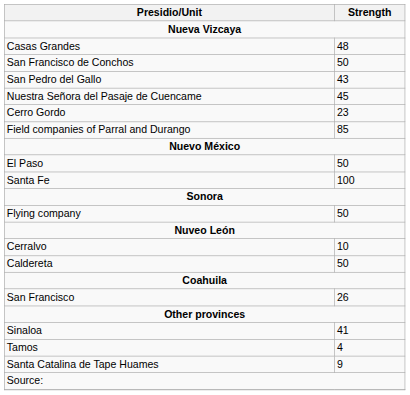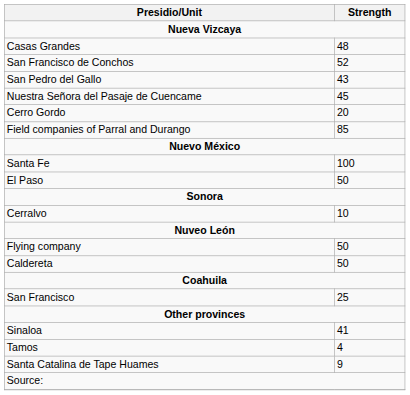(343, 63) 50 -> (343, 63) 52
(343, 113) 23 -> (343, 113) 20
rows swapped: (25, 163) <-> (28, 180)
rows swapped: (44, 213) <-> (27, 247)
(343, 297) 26 -> (343, 297) 25
